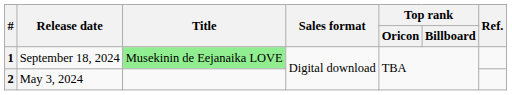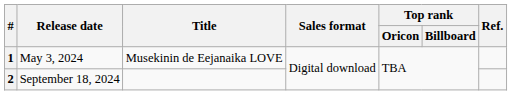(70, 57) September 18, 2024 -> (51, 57) May 3, 2024
(204, 57) lightgreen background -> (204, 57) no background
(51, 79) May 3, 2024 -> (70, 79) September 18, 2024
